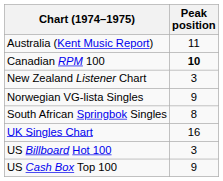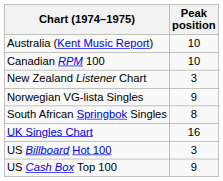(194, 43) 11 -> (194, 43) 10
(194, 61) bold -> (194, 61) normal
